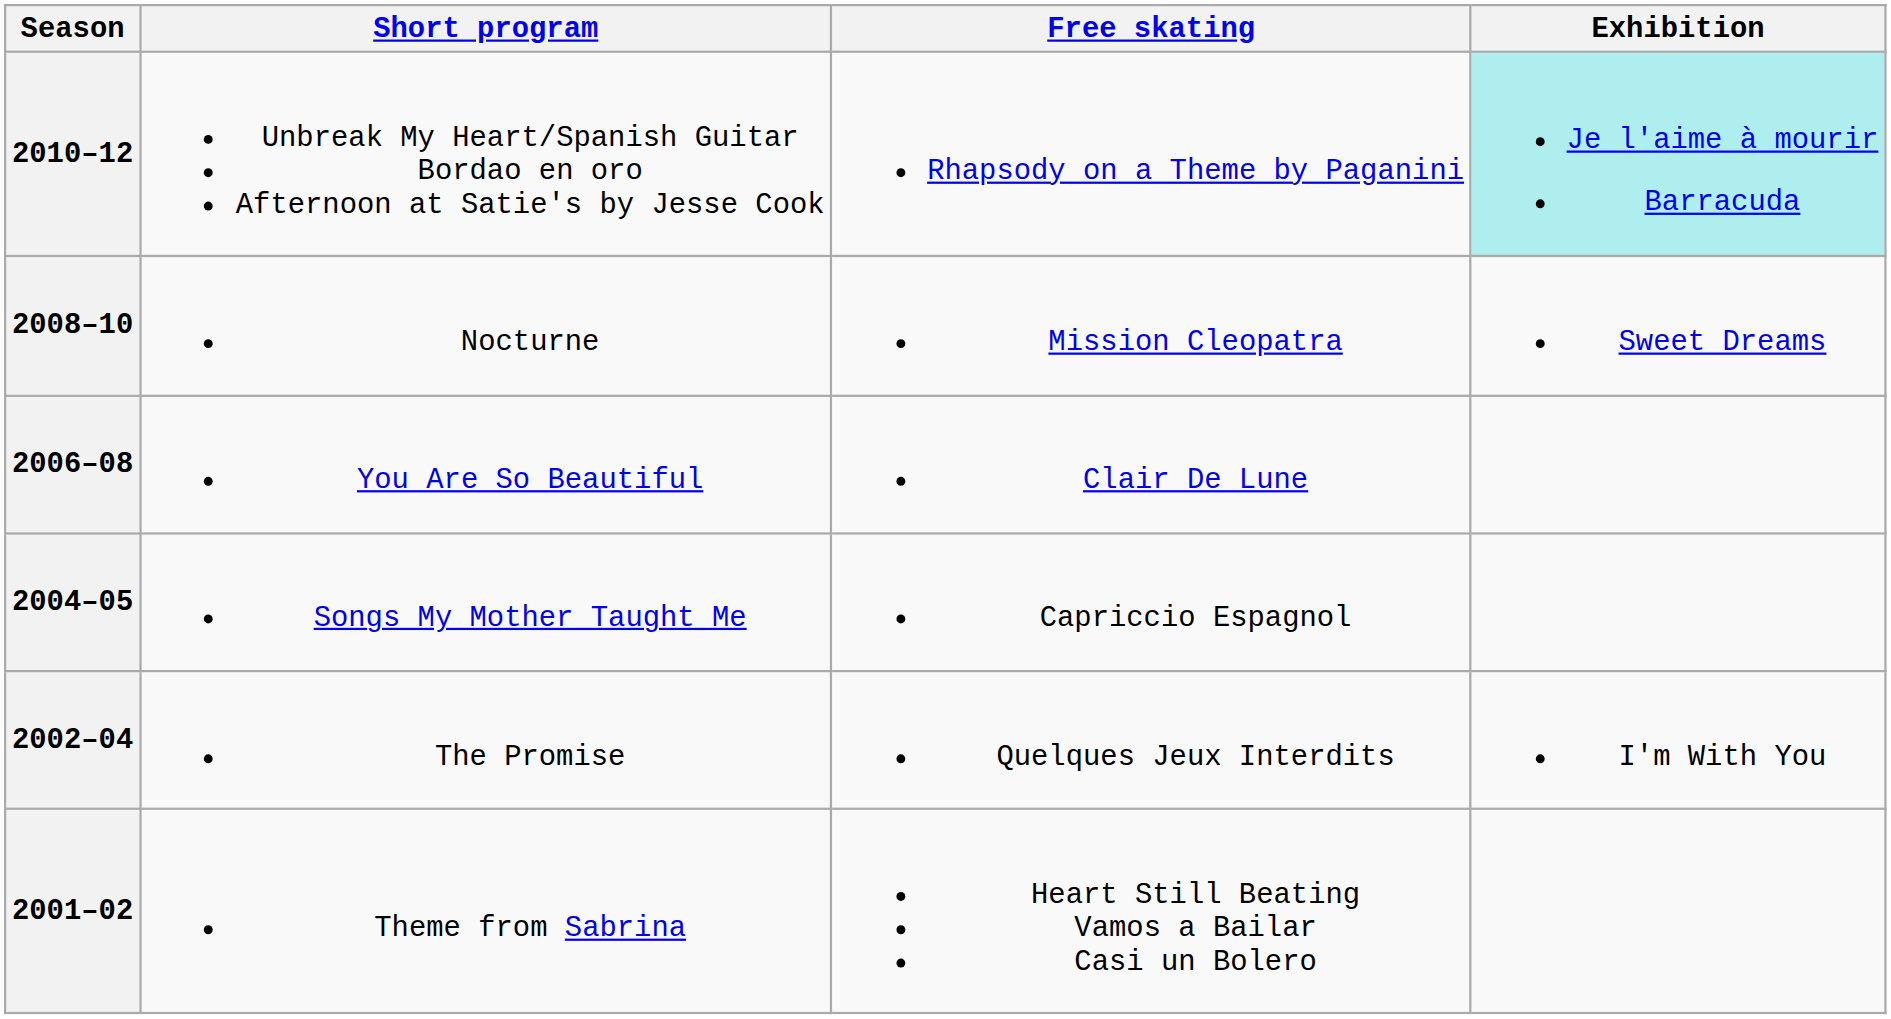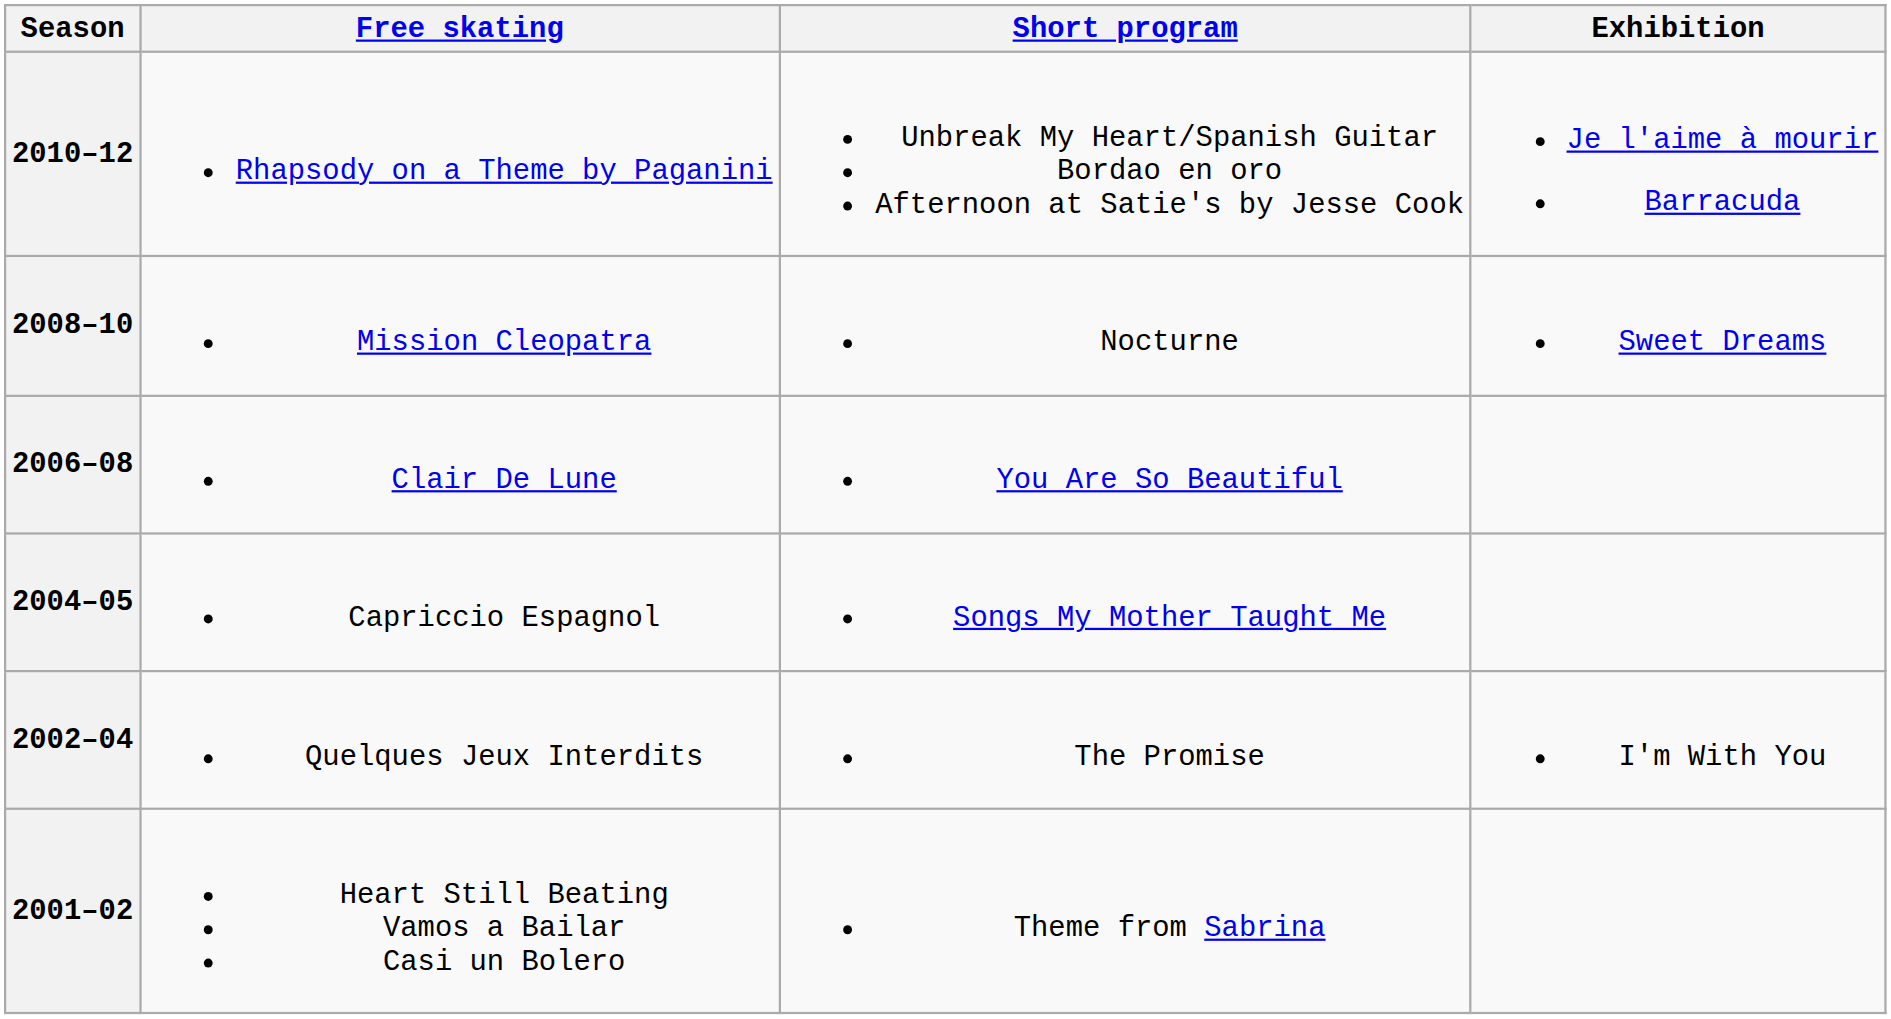columns swapped: (486, 29) <-> (1151, 29)
(1678, 171) paleturquoise background -> (1678, 171) no background
